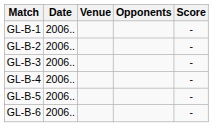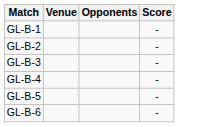- column: (60, 12)
